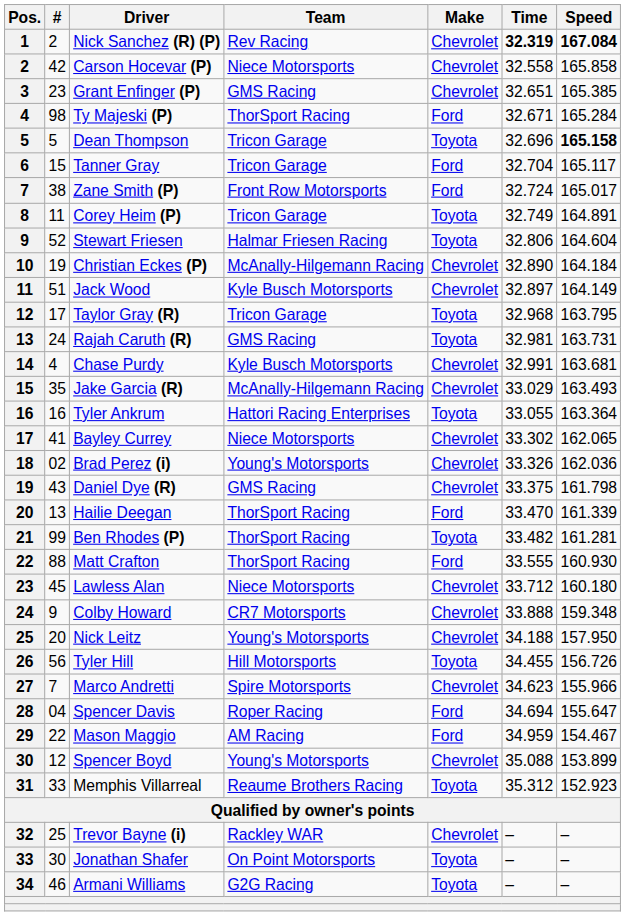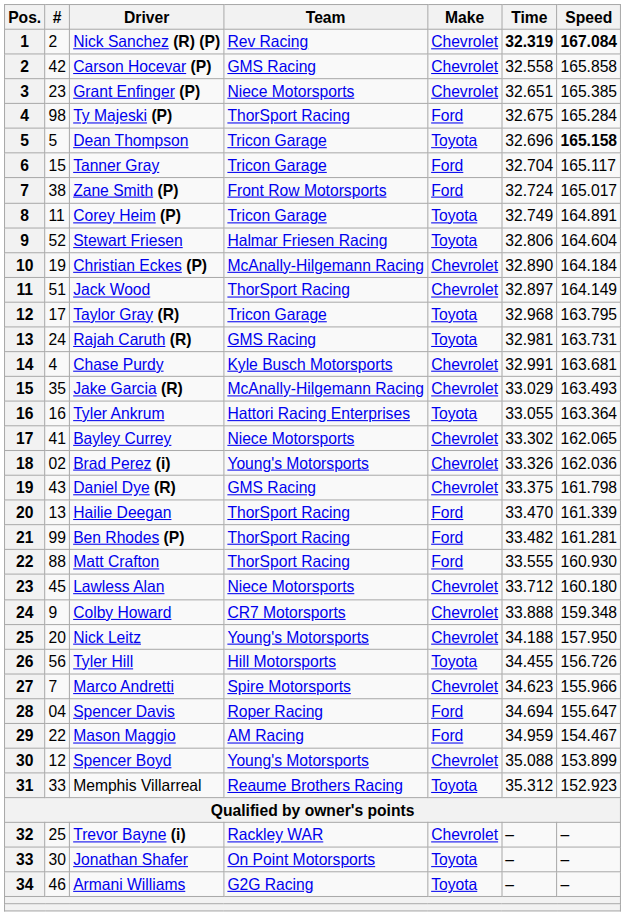(291, 67) Niece Motorsports -> (272, 67) GMS Racing
(272, 91) GMS Racing -> (291, 91) Niece Motorsports
(529, 116) 32.671 -> (529, 116) 32.675
(310, 290) Kyle Busch Motorsports -> (289, 290) ThorSport Racing
(454, 538) Toyota -> (447, 538) Ford
